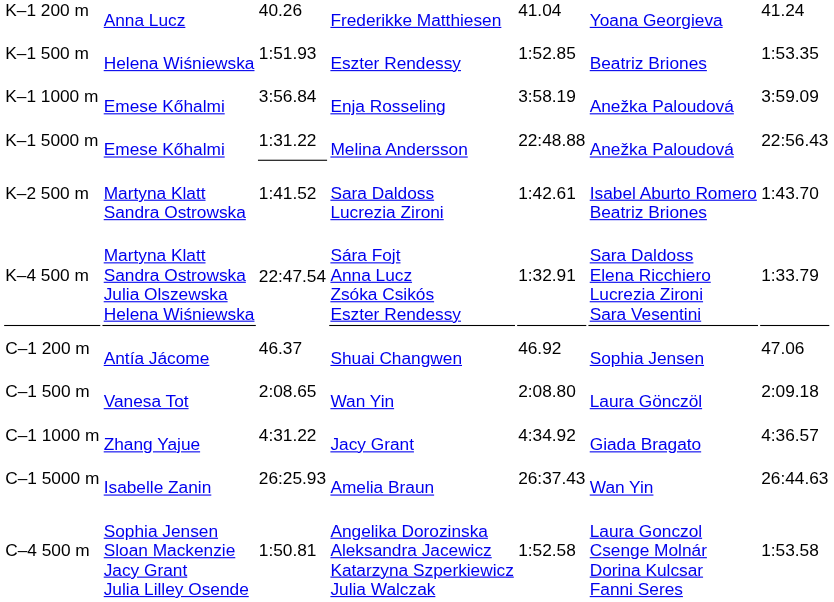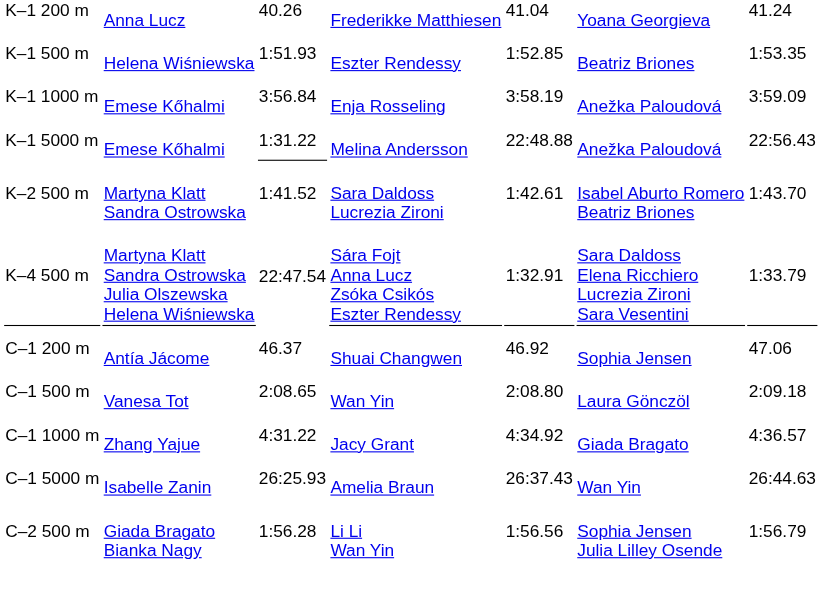+ row: (48, 531)
- row: (48, 550)
